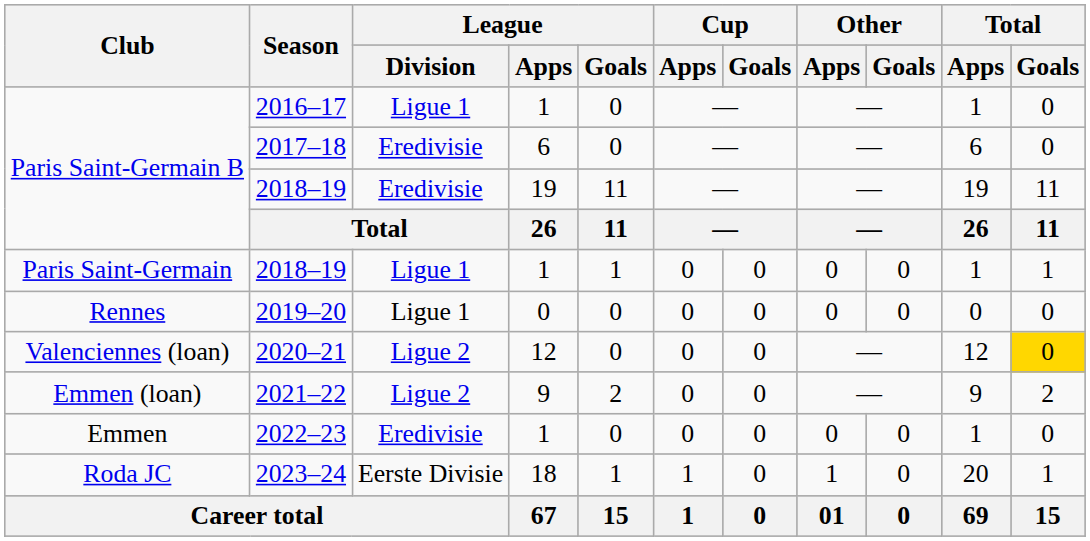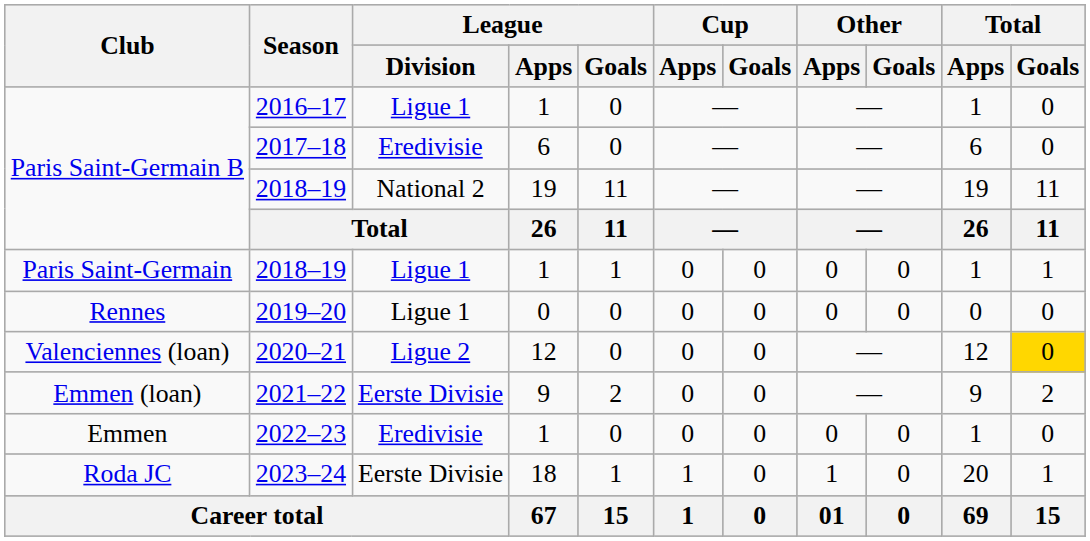(430, 188) Eredivisie -> (430, 188) National 2
(431, 392) Ligue 2 -> (431, 392) Eerste Divisie
